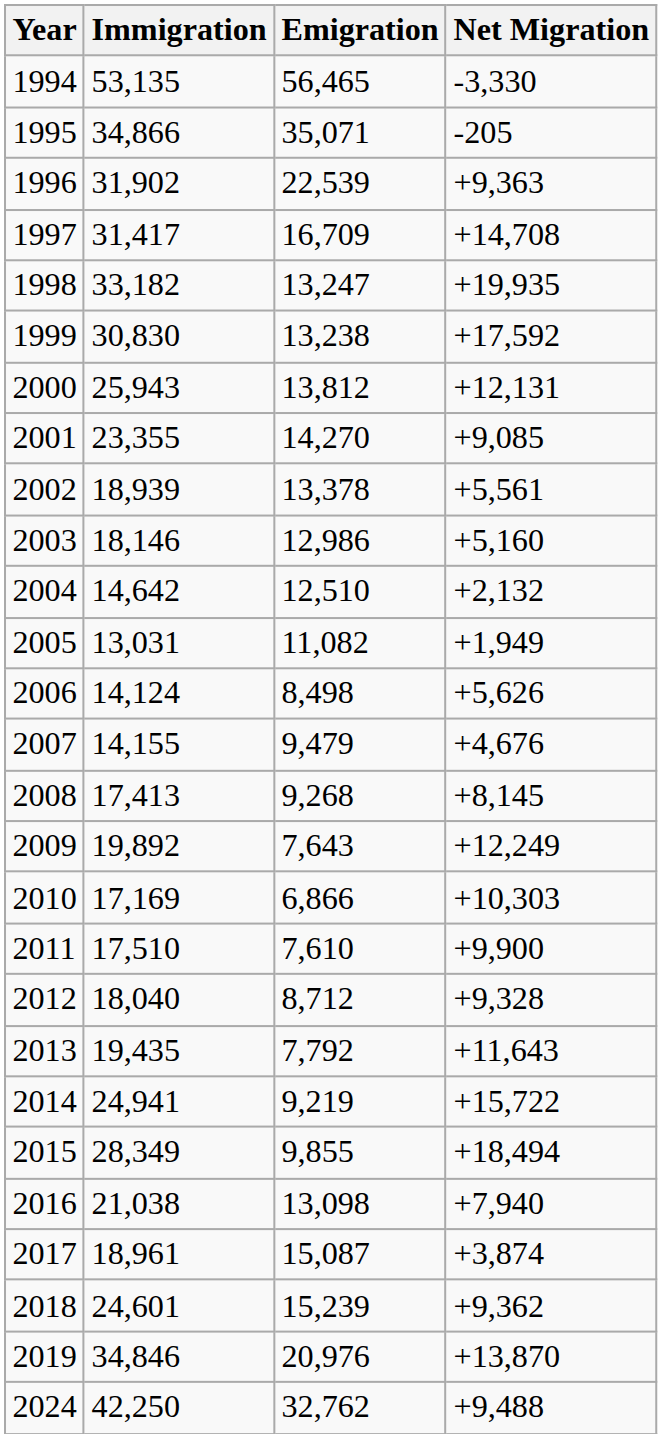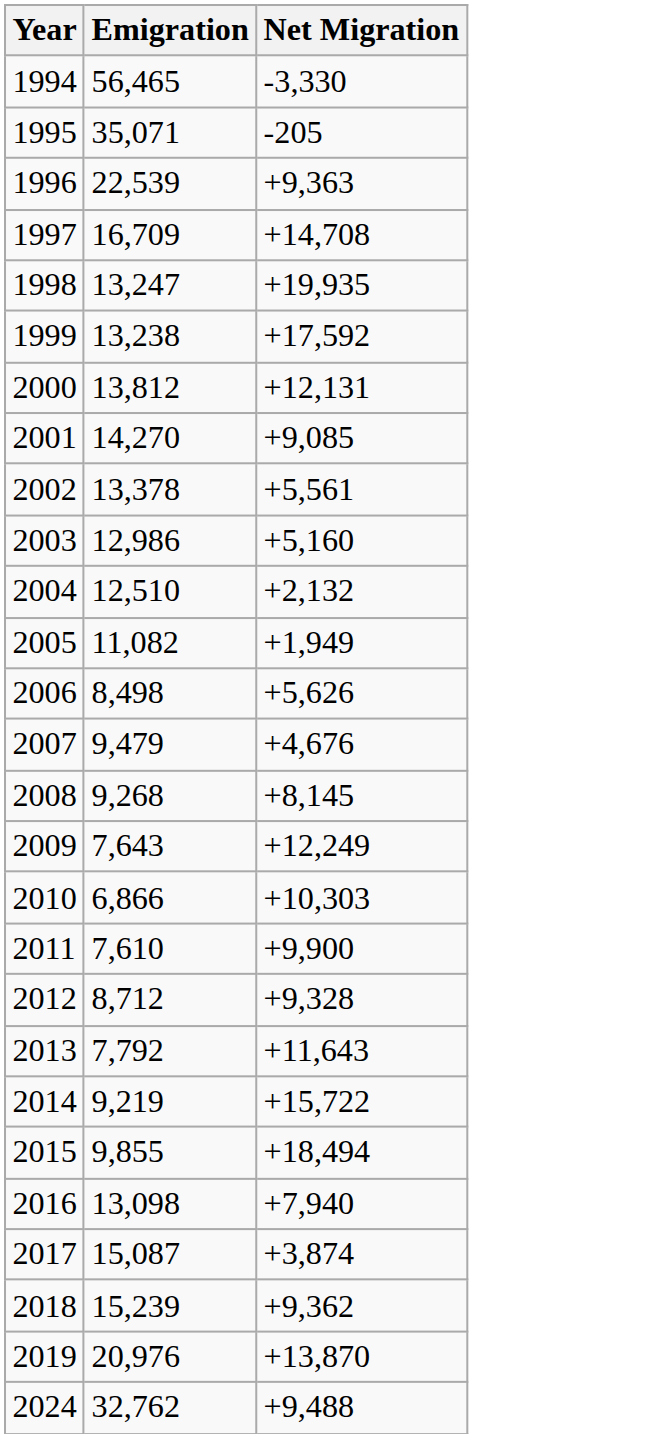- column: (179, 30)
